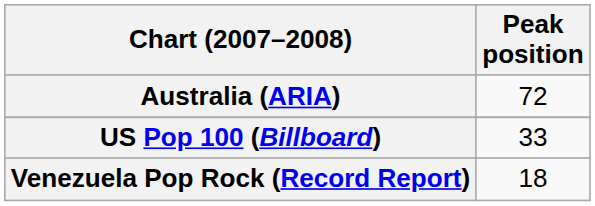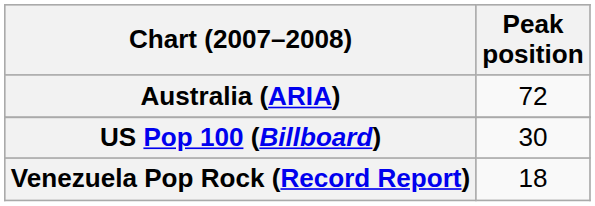(533, 137) 33 -> (533, 137) 30
